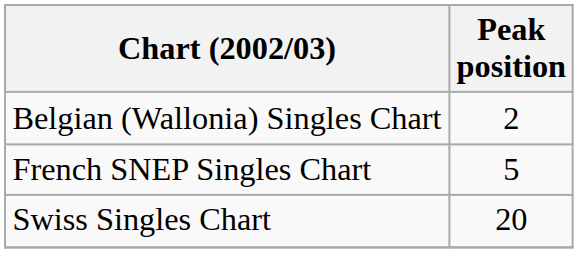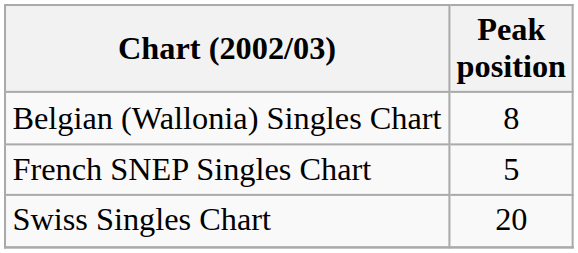(511, 117) 2 -> (511, 117) 8
